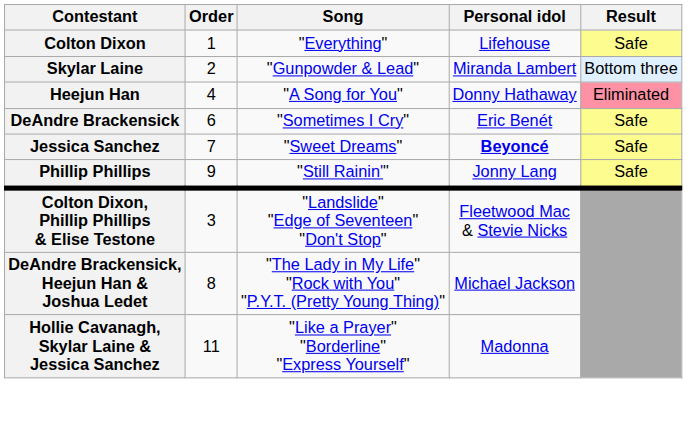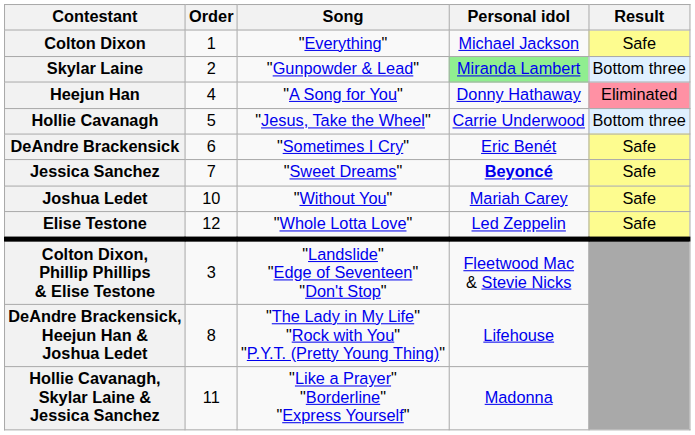(515, 43) Lifehouse -> (519, 43) Michael Jackson
(515, 69) no background -> (519, 69) lightgreen background
+ row: (95, 120)
- row: (95, 172)
+ row: (95, 198)
+ row: (95, 224)
(515, 283) Michael Jackson -> (519, 335) Lifehouse
